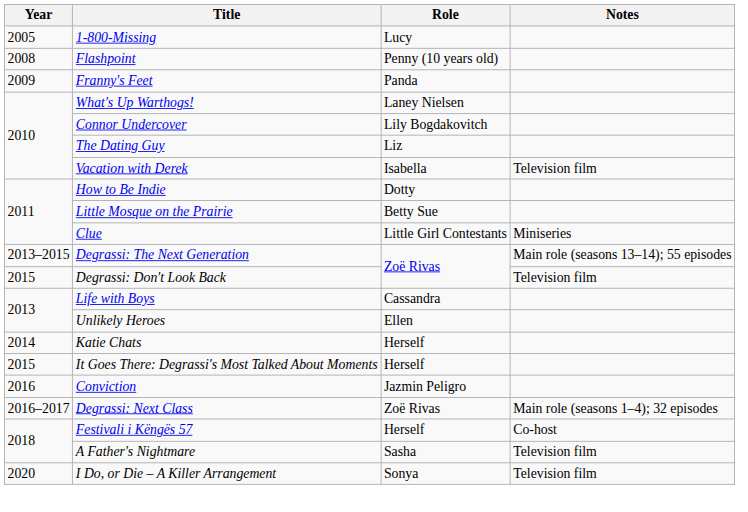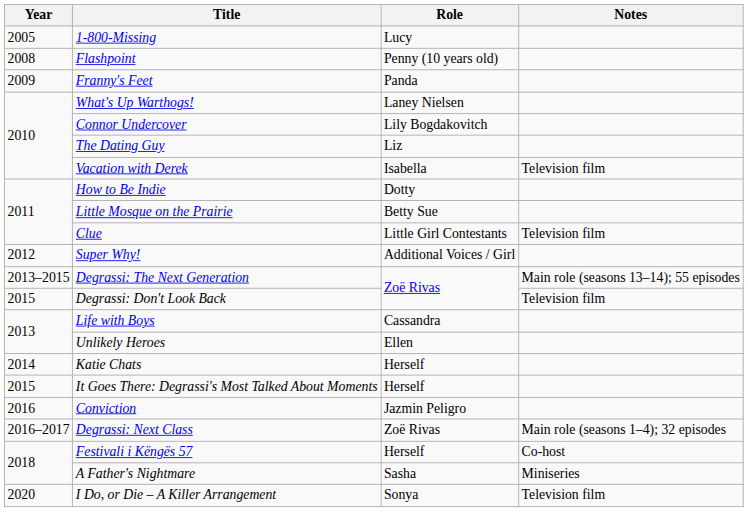(542, 233) Miniseries -> (563, 233) Television film
+ row: (108, 255)
(555, 451) Television film -> (551, 473) Miniseries
